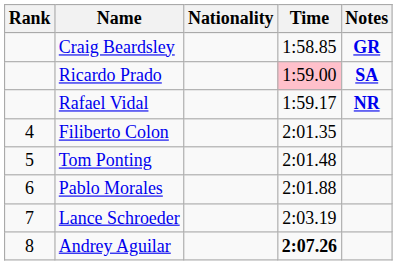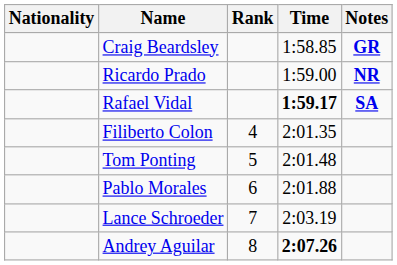columns swapped: (30, 18) <-> (231, 18)
(309, 75) pink background -> (309, 75) no background
(367, 75) SA -> (367, 75) NR
(309, 103) normal -> (309, 103) bold
(367, 103) NR -> (367, 103) SA
